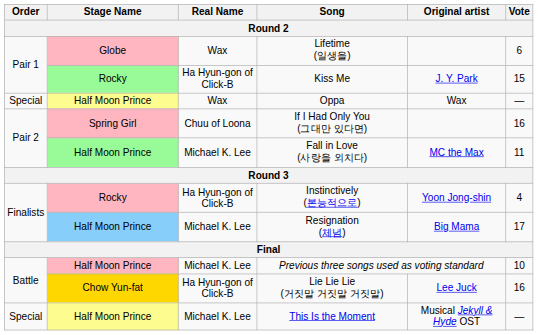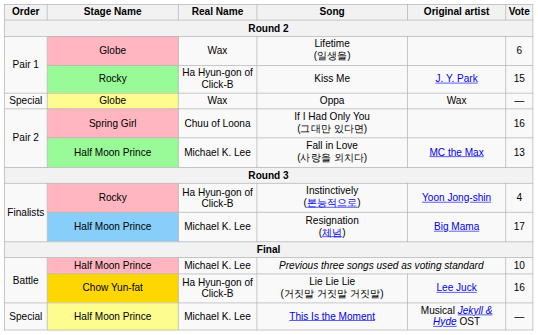(113, 101) Half Moon Prince -> (113, 101) Globe
(519, 152) 11 -> (519, 152) 13
